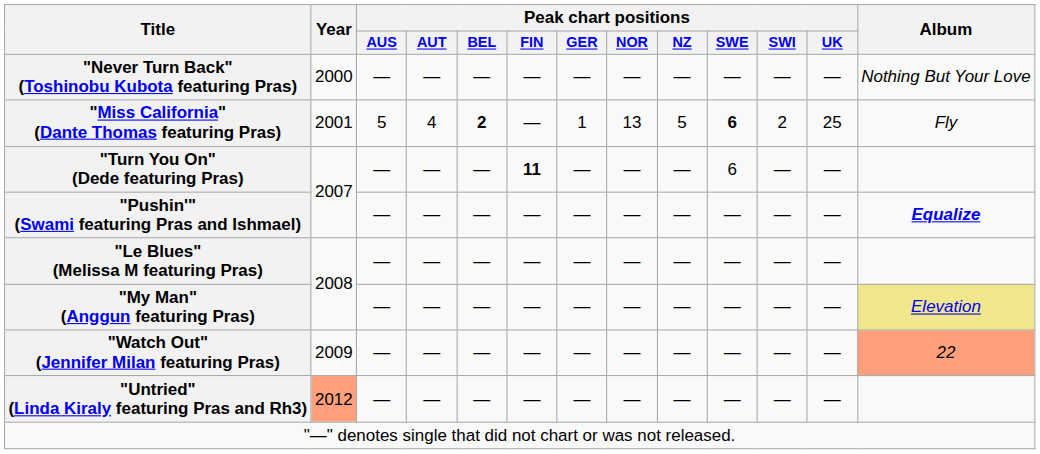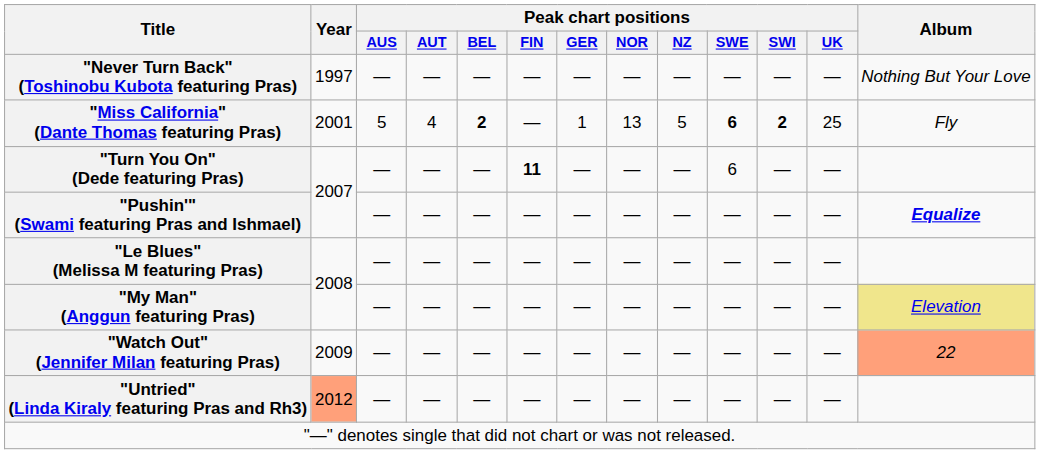(334, 77) 2000 -> (334, 77) 1997
(782, 123) normal -> (782, 123) bold
